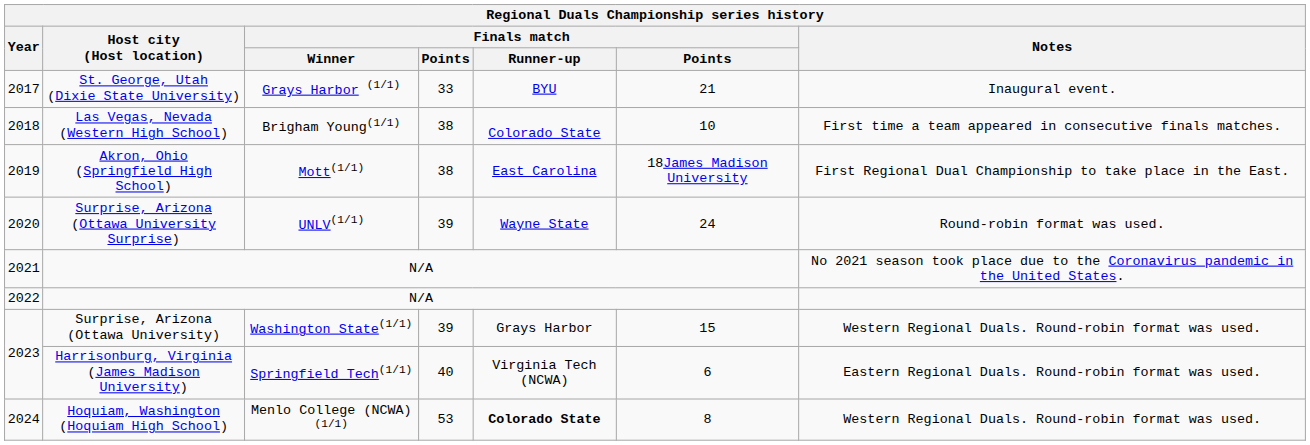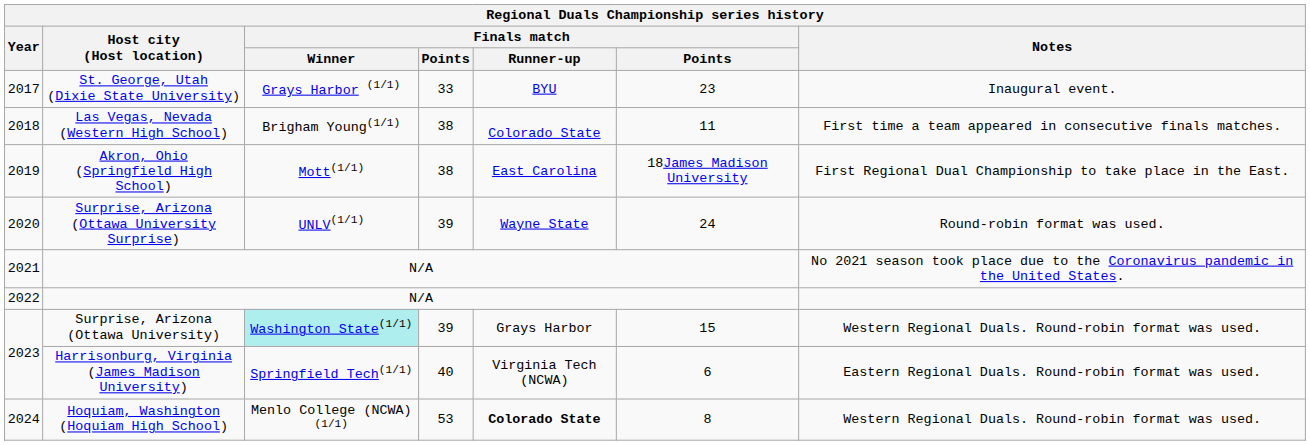(707, 89) 21 -> (707, 89) 23
(707, 126) 10 -> (707, 126) 11
(331, 328) no background -> (331, 328) paleturquoise background
